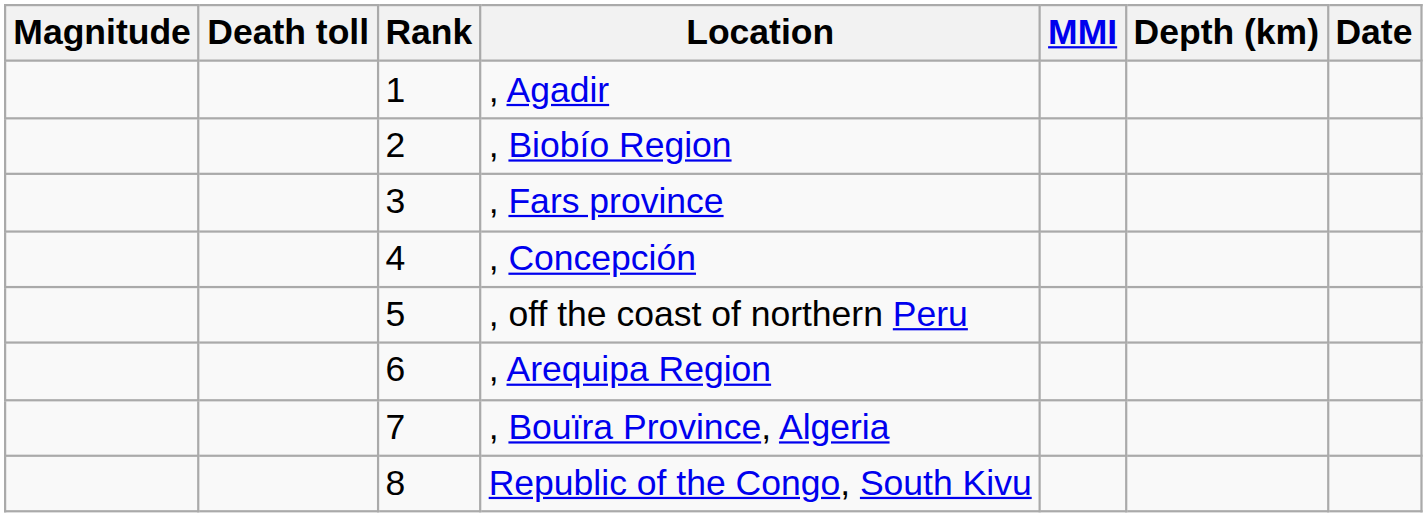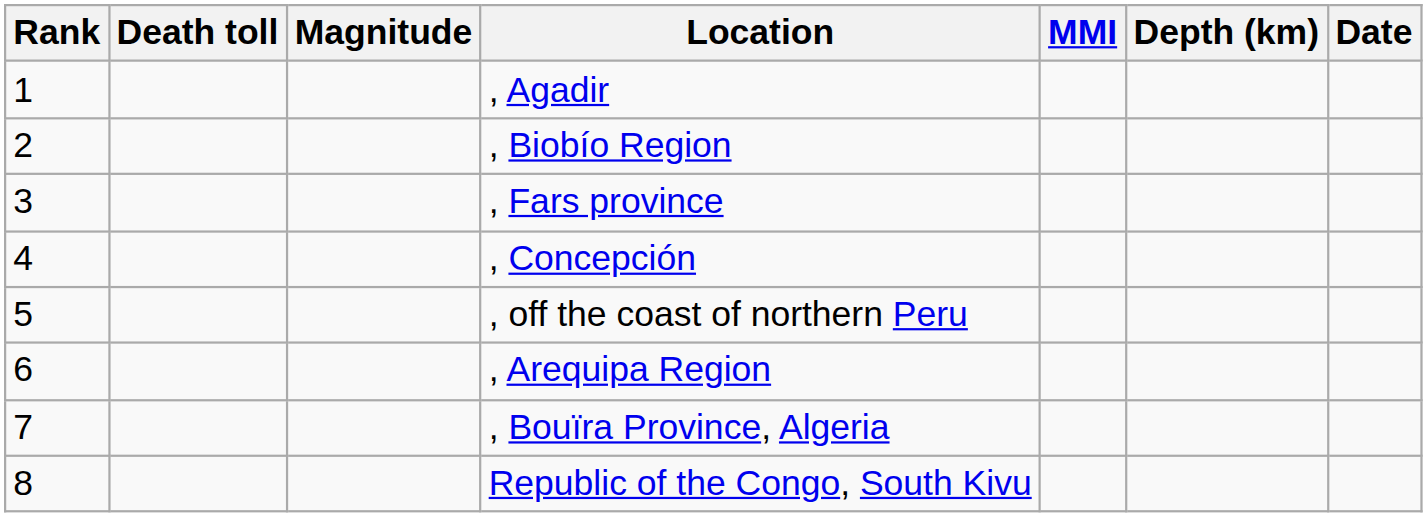columns swapped: (429, 32) <-> (102, 32)
